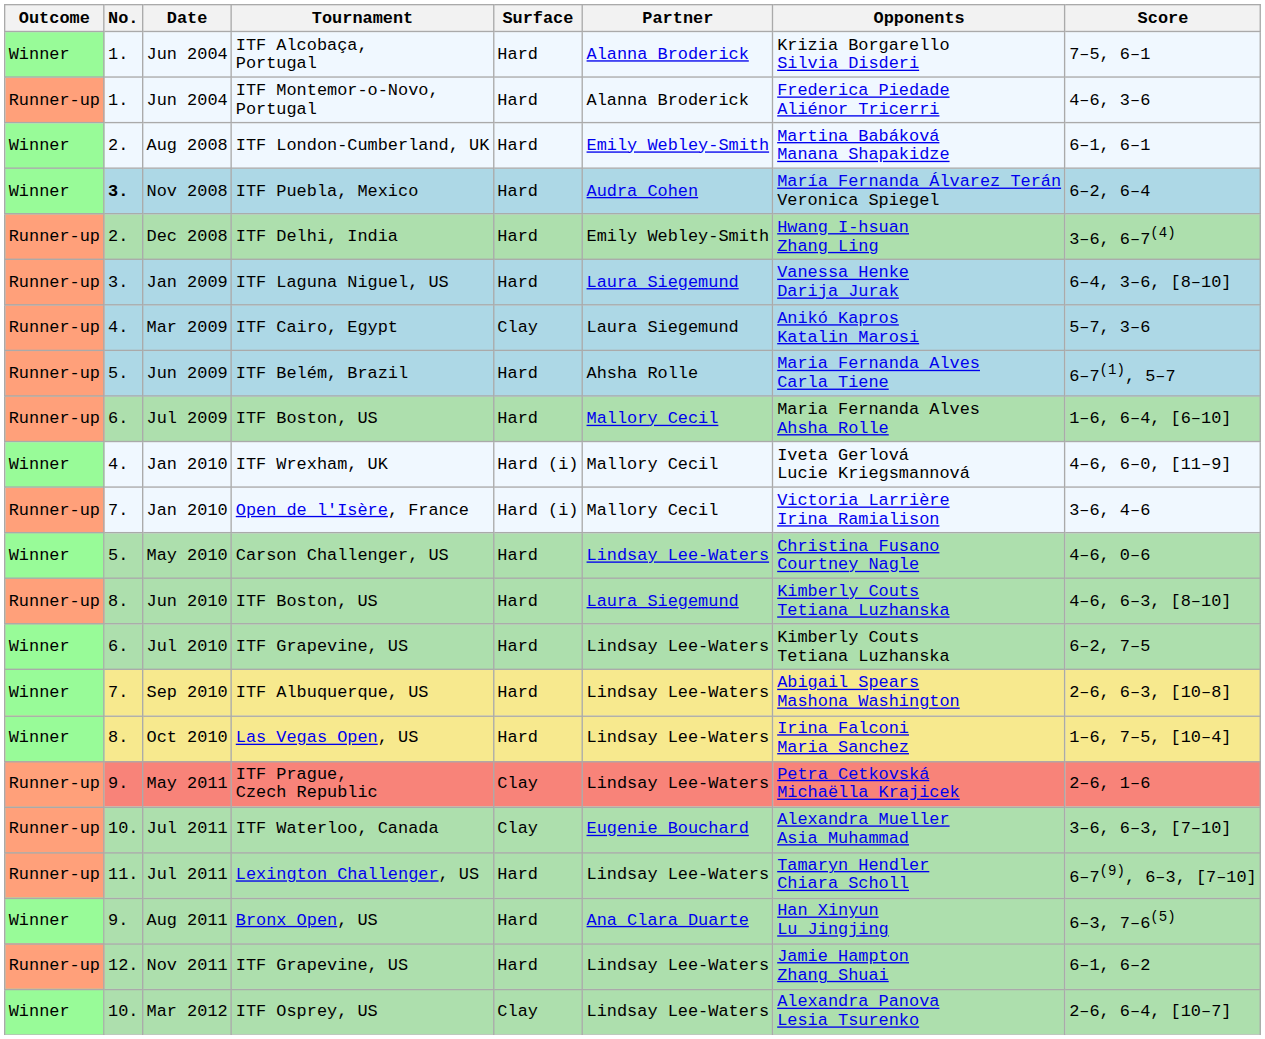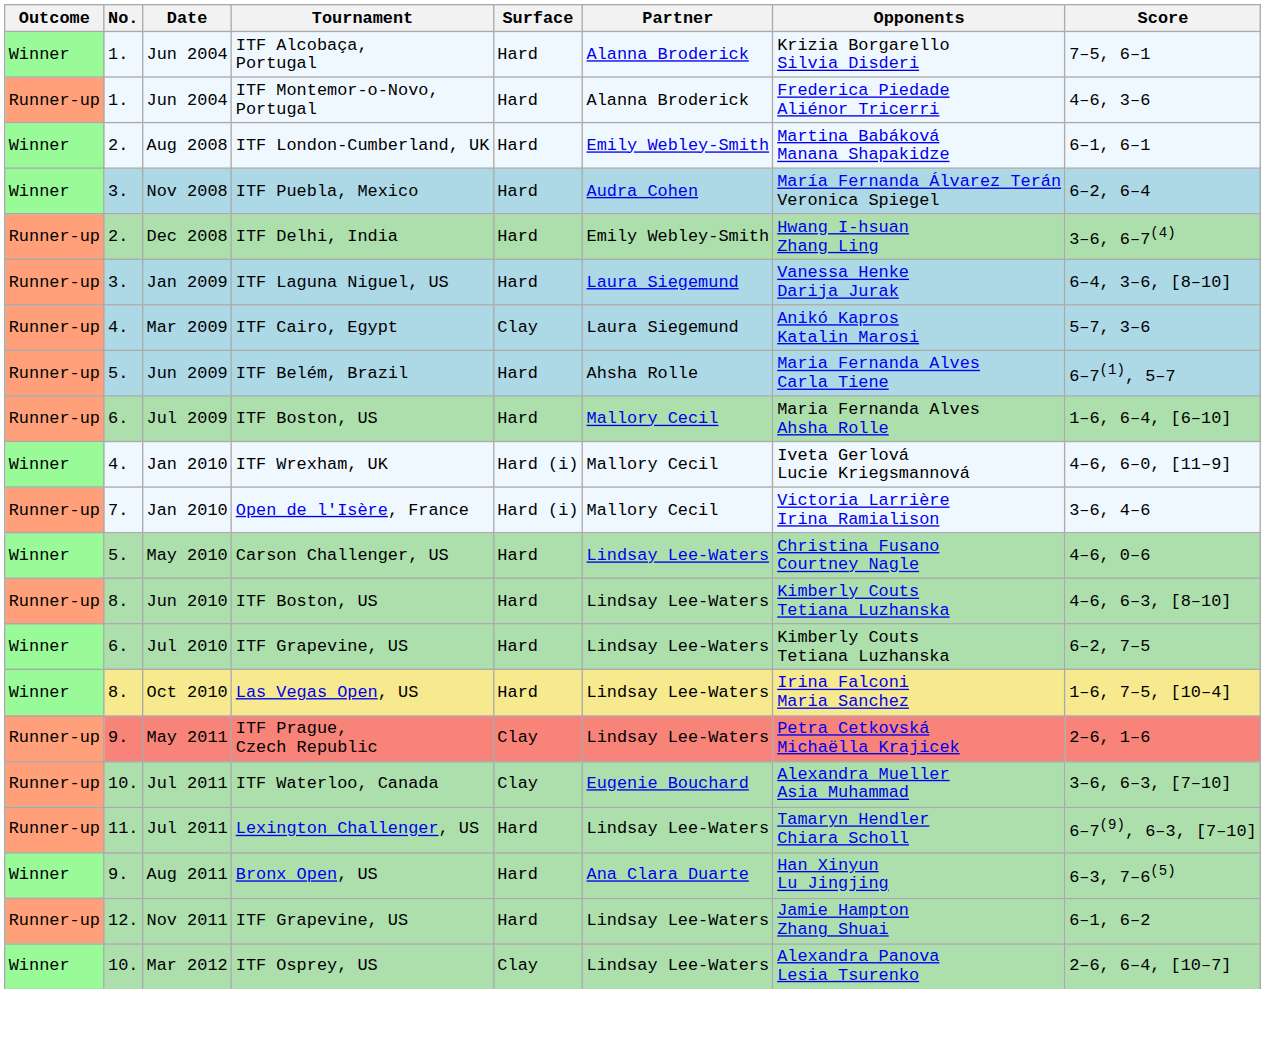(118, 191) bold -> (118, 191) normal
(663, 601) Laura Siegemund -> (678, 601) Lindsay Lee-Waters
- row: (187, 692)
